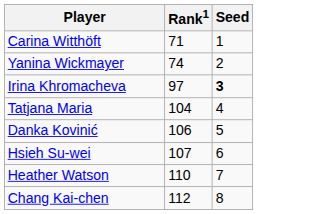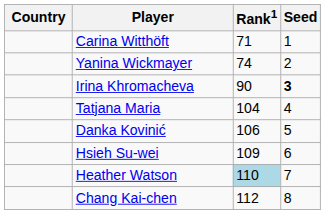+ column: (38, 17)
(176, 86) 97 -> (244, 86) 90
(180, 153) 107 -> (248, 153) 109
(179, 175) no background -> (247, 175) lightblue background
